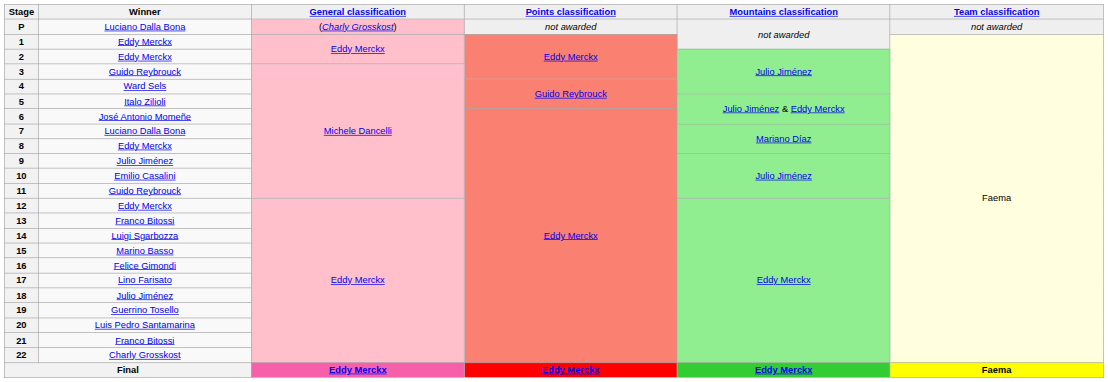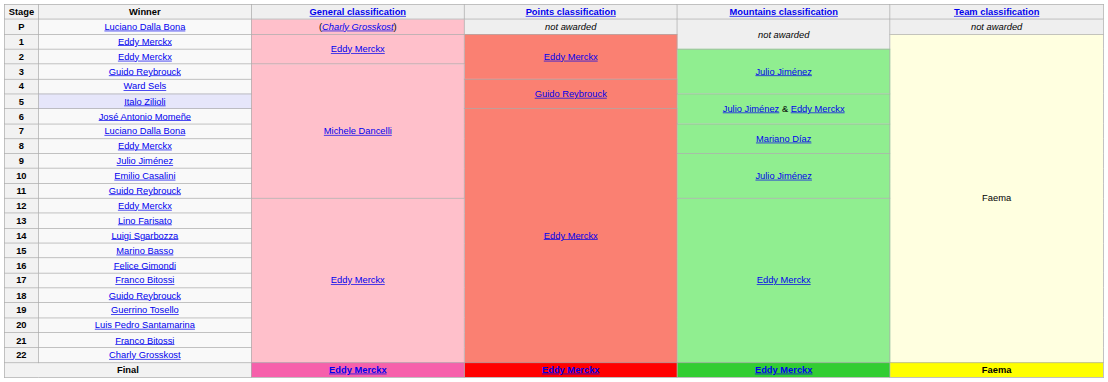(145, 102) no background -> (145, 102) lavender background
(145, 221) Franco Bitossi -> (145, 221) Lino Farisato
(145, 281) Lino Farisato -> (145, 281) Franco Bitossi
(145, 296) Julio Jiménez -> (145, 296) Guido Reybrouck
